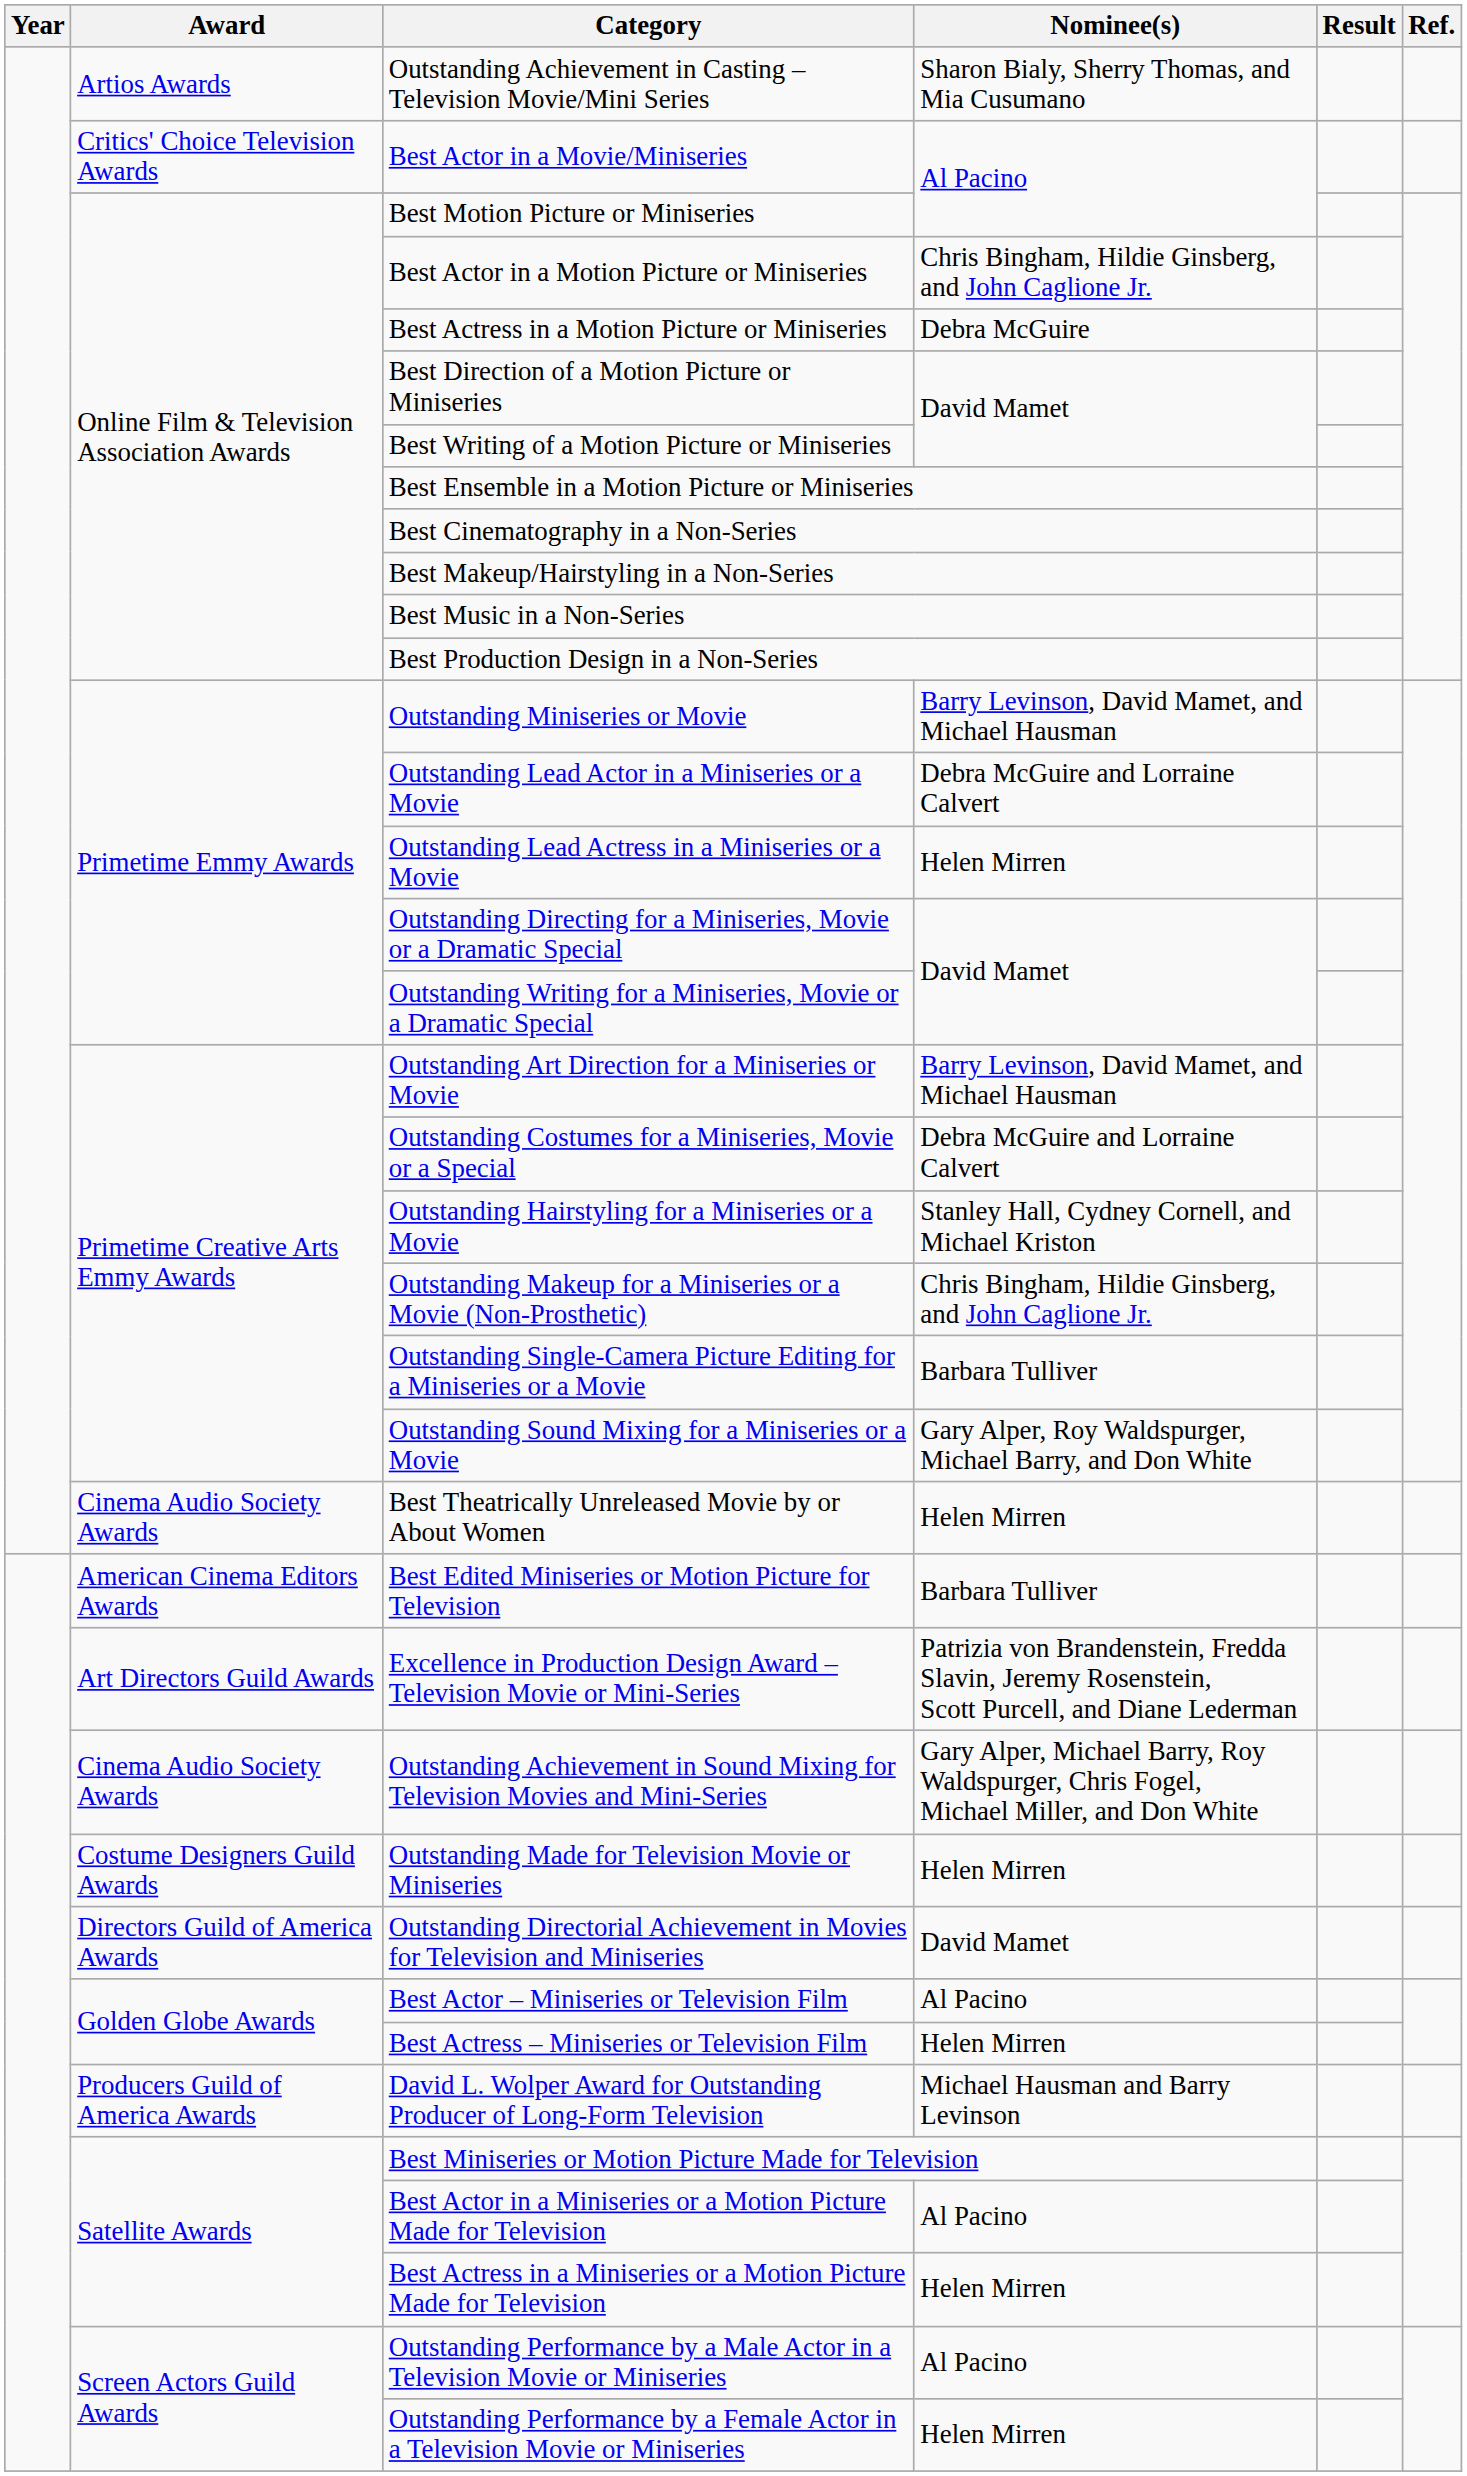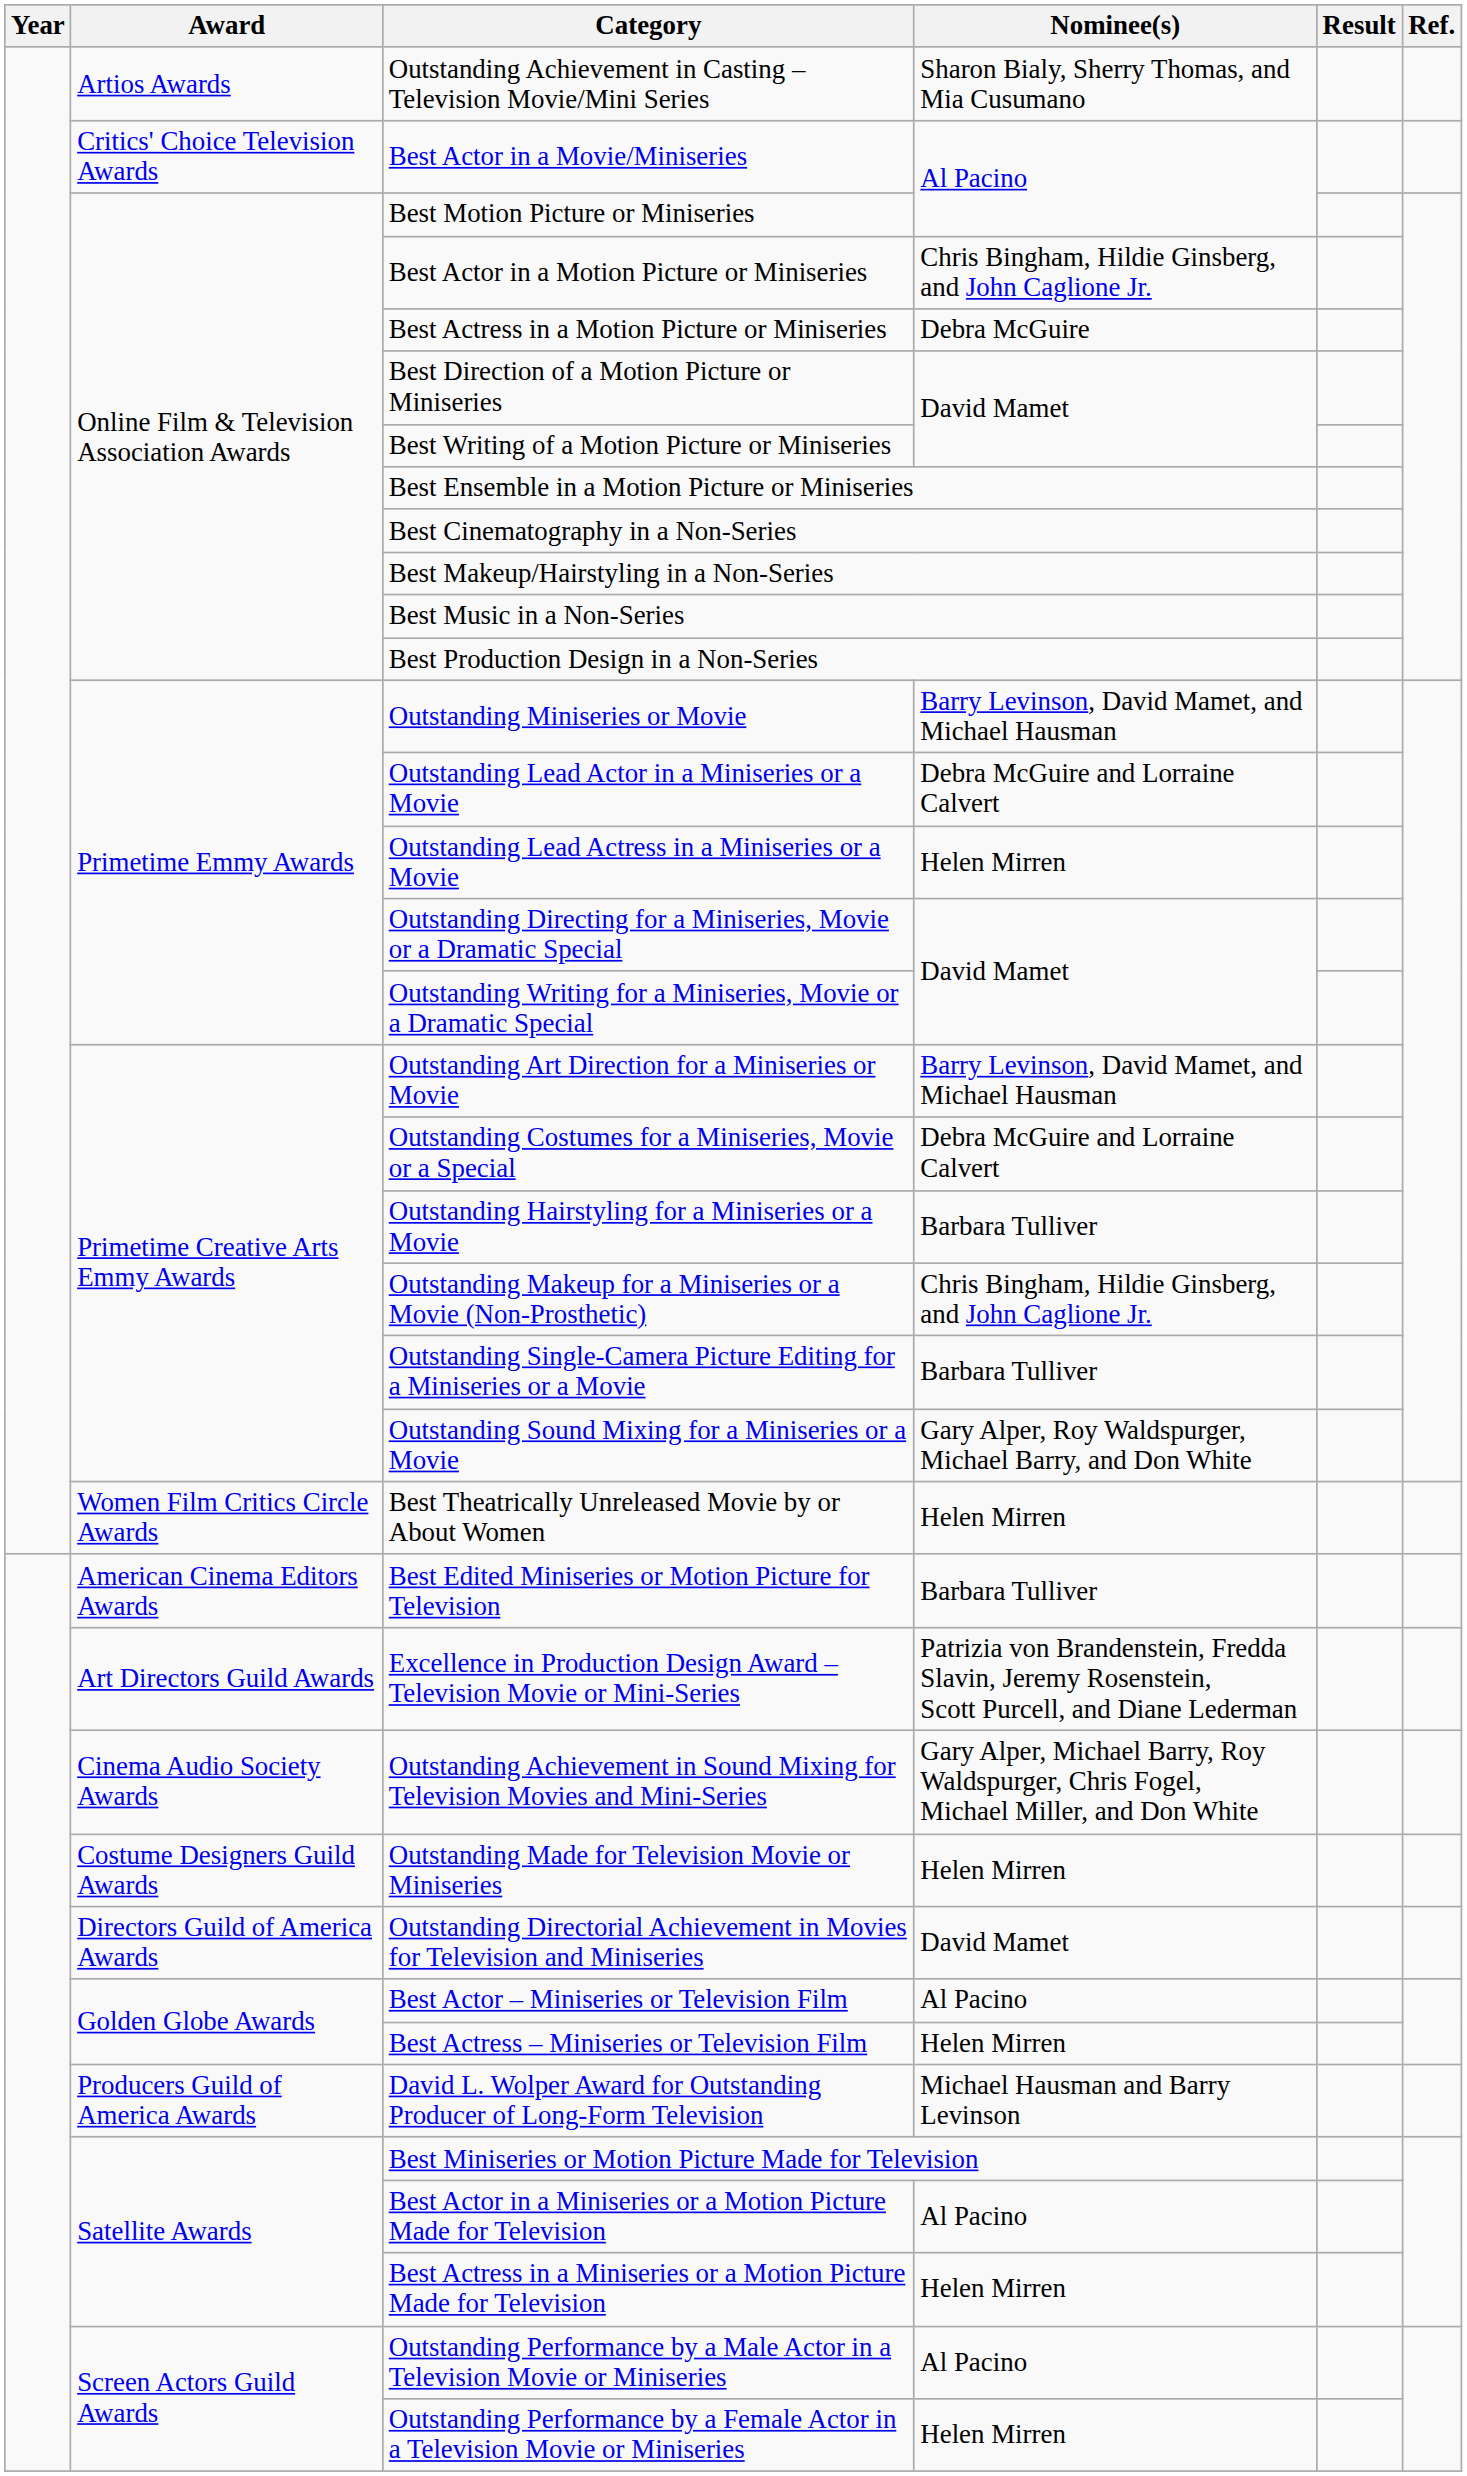(1105, 1226) Stanley Hall, Cydney Cornell, and Michael Kriston -> (1009, 1226) Barbara Tulliver
(199, 1517) Cinema Audio Society Awards -> (223, 1517) Women Film Critics Circle Awards
